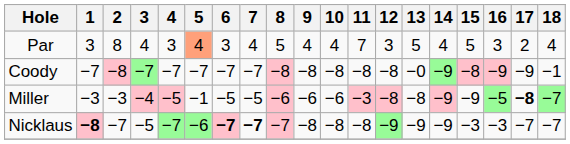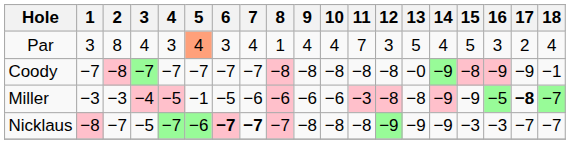(280, 44) 5 -> (280, 44) 1
(253, 98) −5 -> (253, 98) −6
(90, 125) bold -> (90, 125) normal
